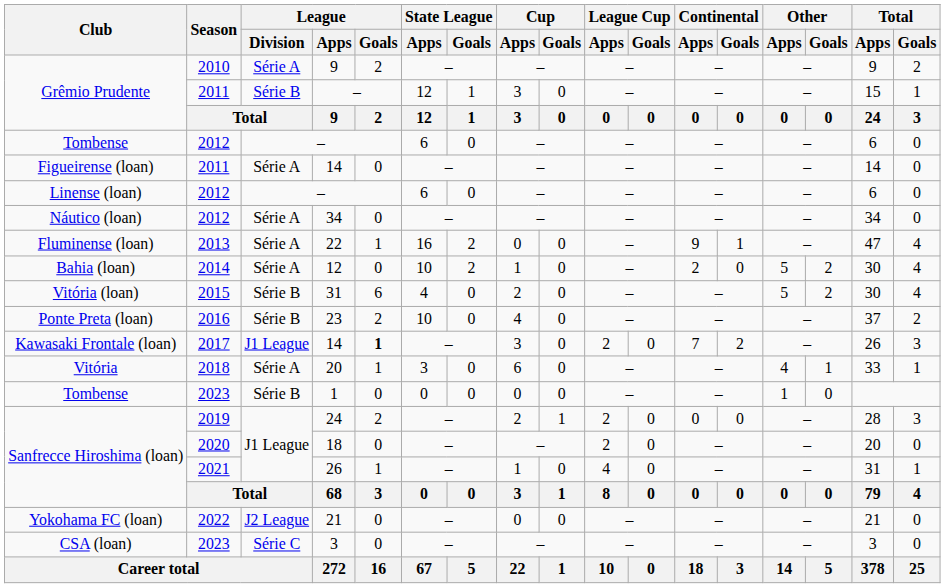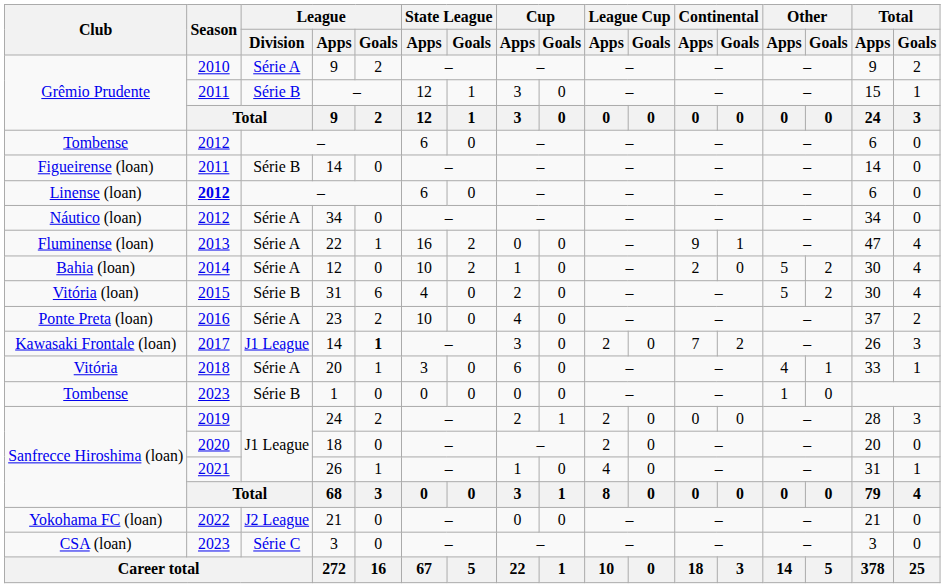(277, 167) Série A -> (277, 167) Série B
(214, 192) normal -> (214, 192) bold
(277, 318) Série B -> (277, 318) Série A
